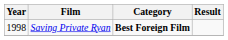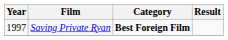(16, 27) 1998 -> (16, 27) 1997
